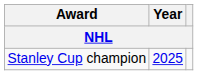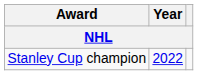(168, 59) 2025 -> (168, 59) 2022
